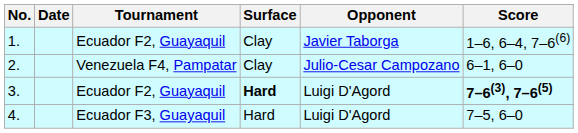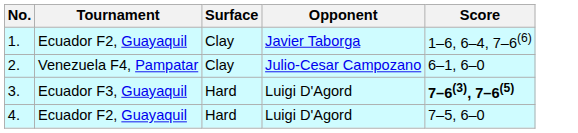- column: (54, 16)
(151, 91) Ecuador F2, Guayaquil -> (112, 91) Ecuador F3, Guayaquil
(260, 91) bold -> (221, 91) normal
(151, 116) Ecuador F3, Guayaquil -> (112, 116) Ecuador F2, Guayaquil
